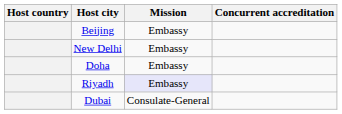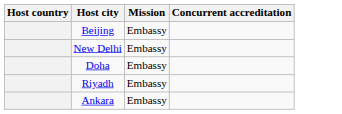(168, 83) lavender background -> (147, 83) no background
+ row: (98, 100)
- row: (98, 100)
